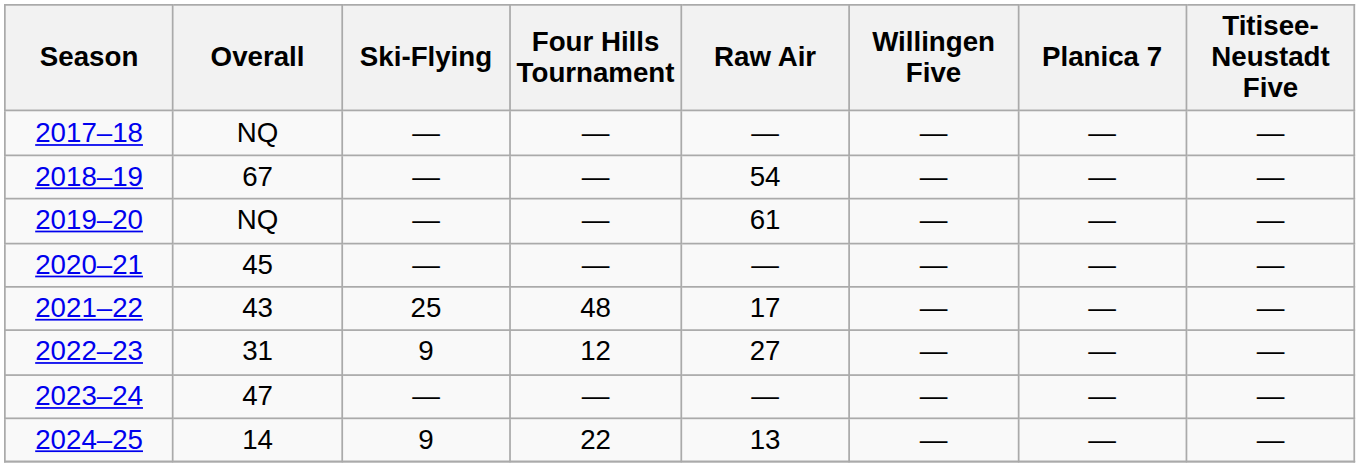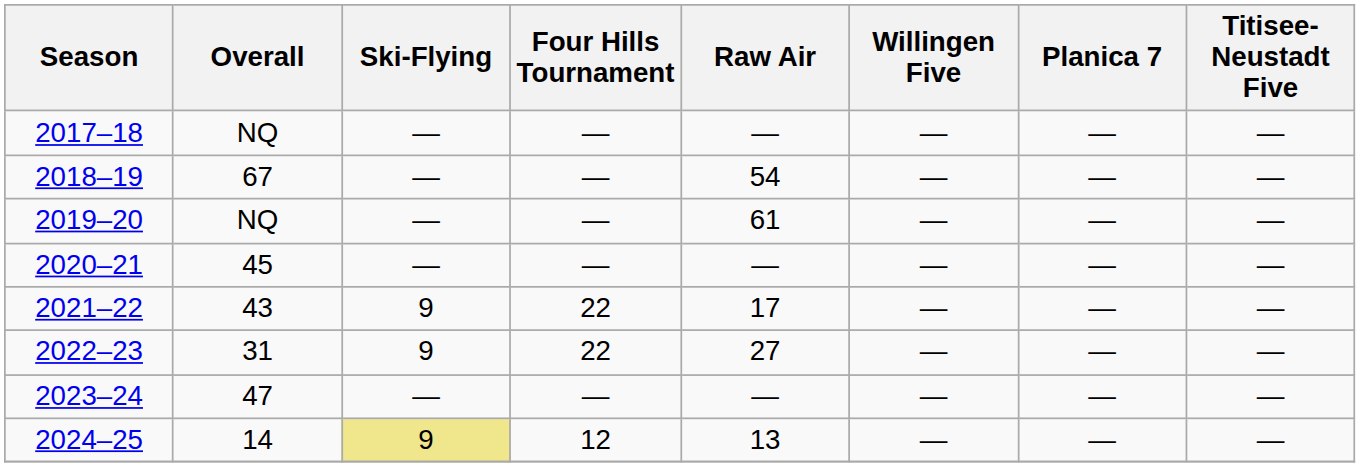(426, 308) 25 -> (426, 308) 9
(596, 308) 48 -> (596, 308) 22
(596, 352) 12 -> (596, 352) 22
(426, 439) no background -> (426, 439) khaki background
(596, 439) 22 -> (596, 439) 12
